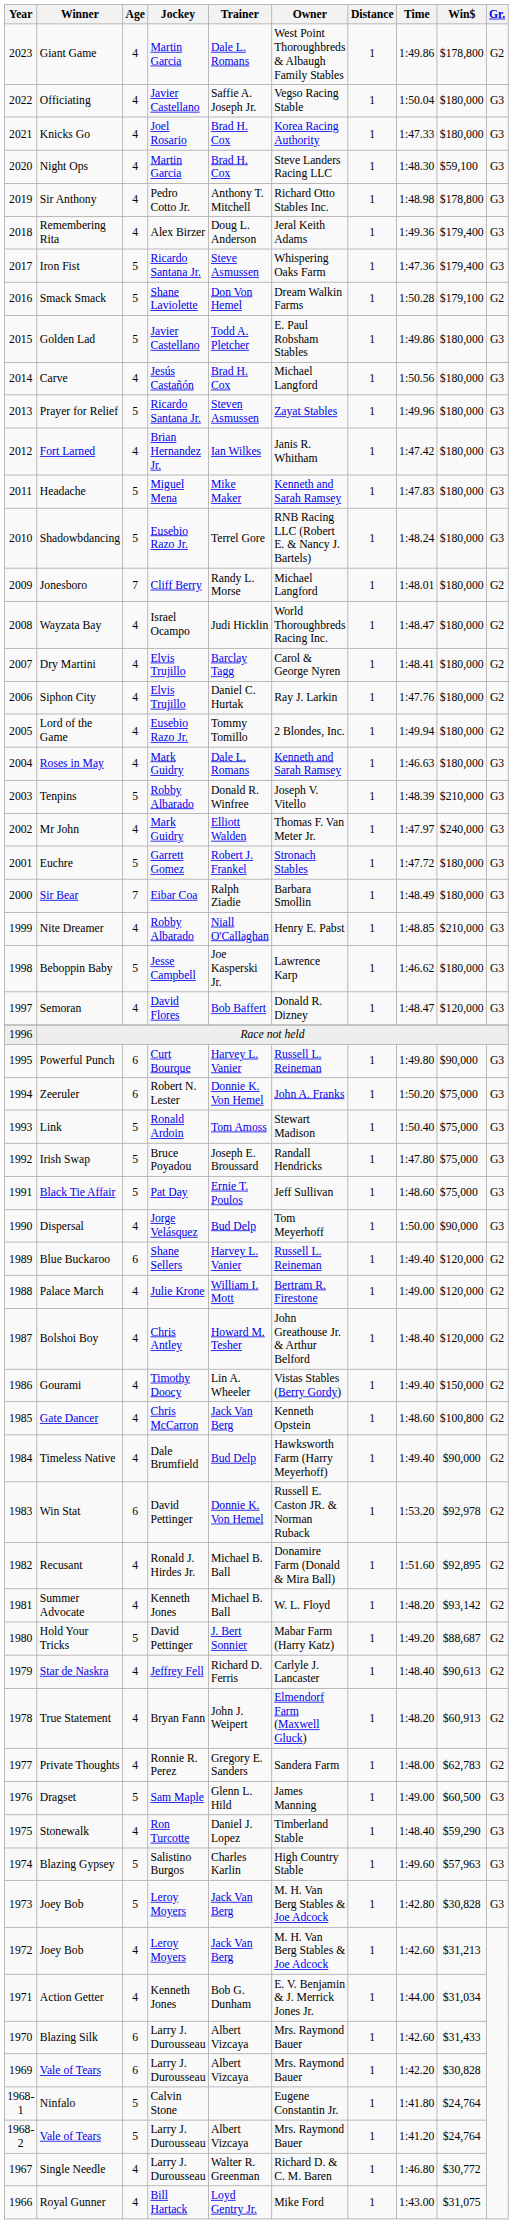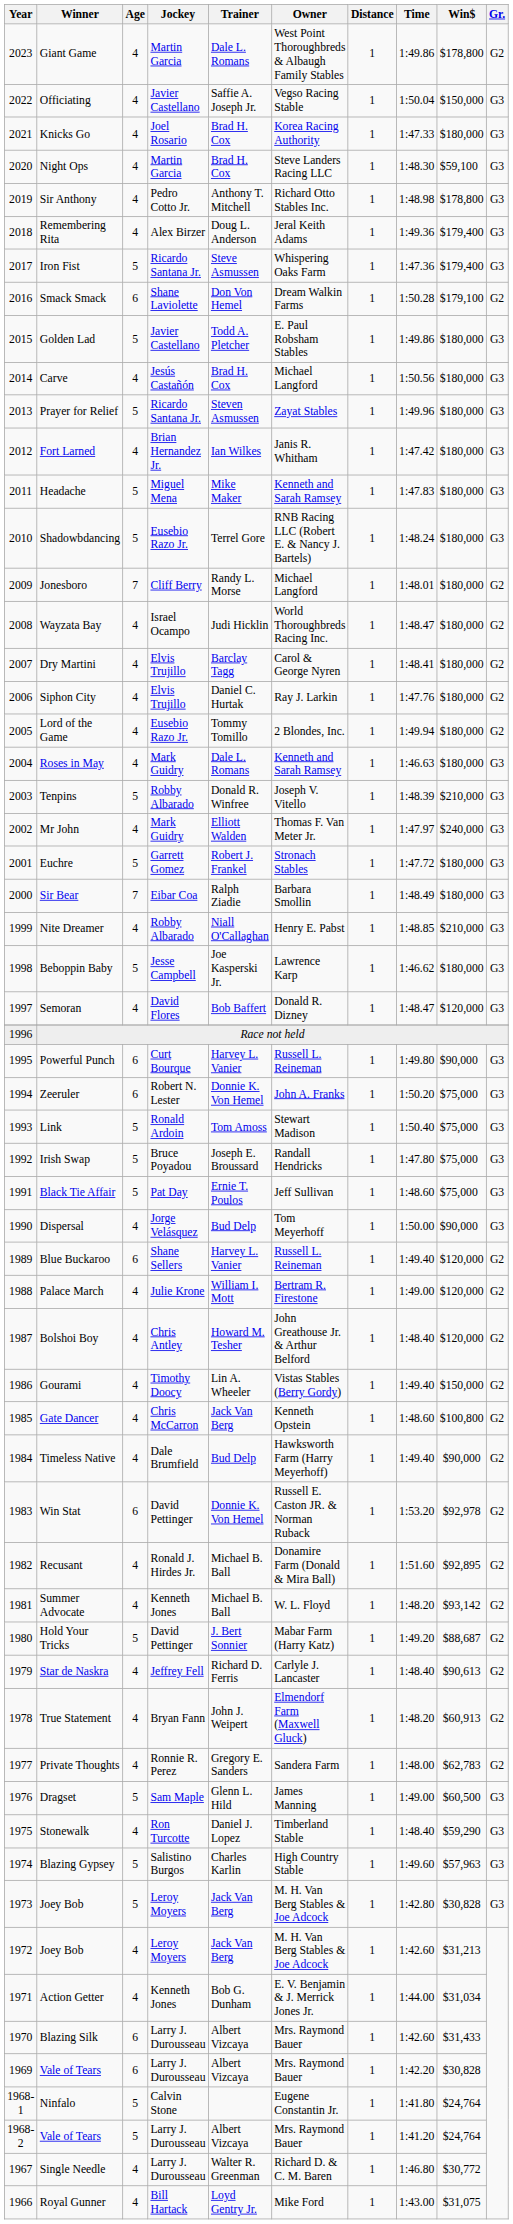(462, 101) $180,000 -> (462, 101) $150,000
(135, 299) 5 -> (135, 299) 6
